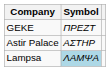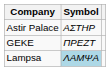rows swapped: (33, 43) <-> (20, 27)
